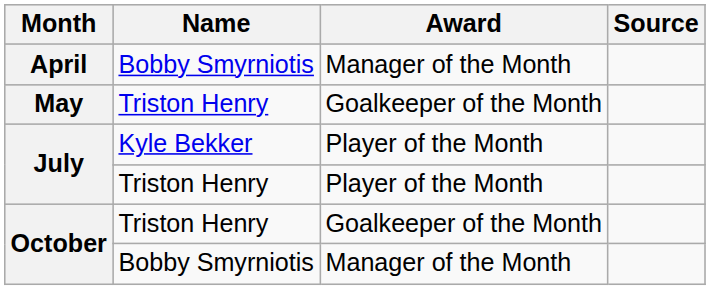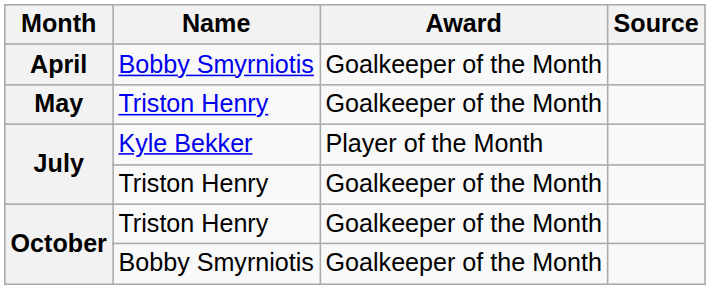(448, 64) Manager of the Month -> (464, 64) Goalkeeper of the Month
(434, 183) Player of the Month -> (464, 183) Goalkeeper of the Month
(448, 263) Manager of the Month -> (464, 263) Goalkeeper of the Month
